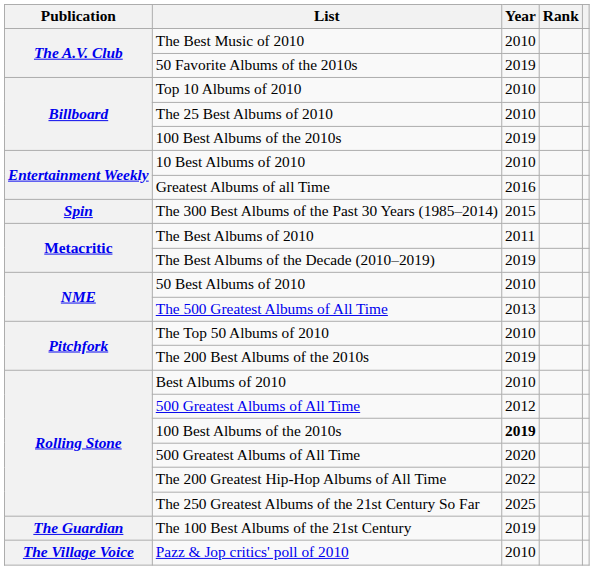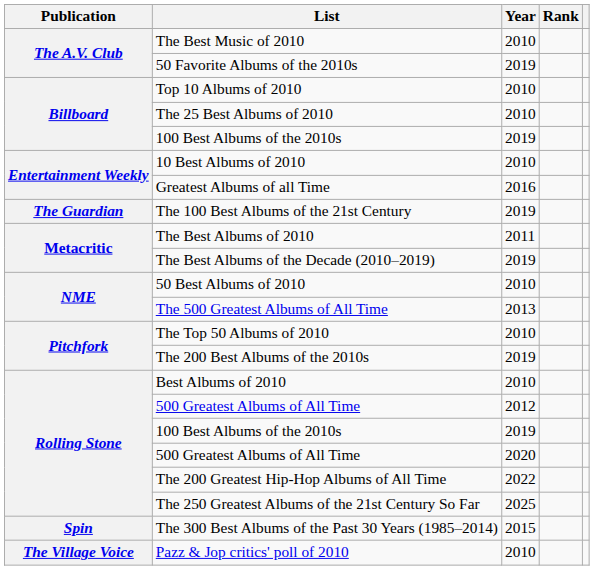rows swapped: (78, 528) <-> (78, 211)
(520, 430) bold -> (520, 430) normal
